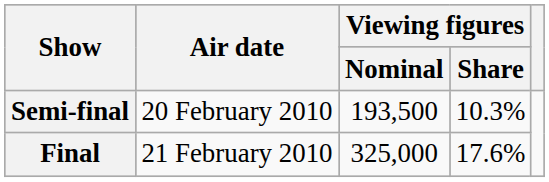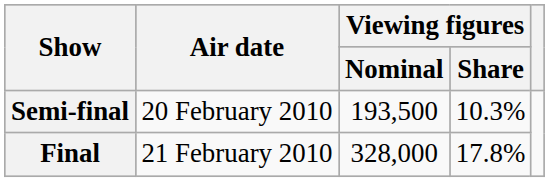(394, 153) 325,000 -> (394, 153) 328,000
(491, 153) 17.6% -> (491, 153) 17.8%
